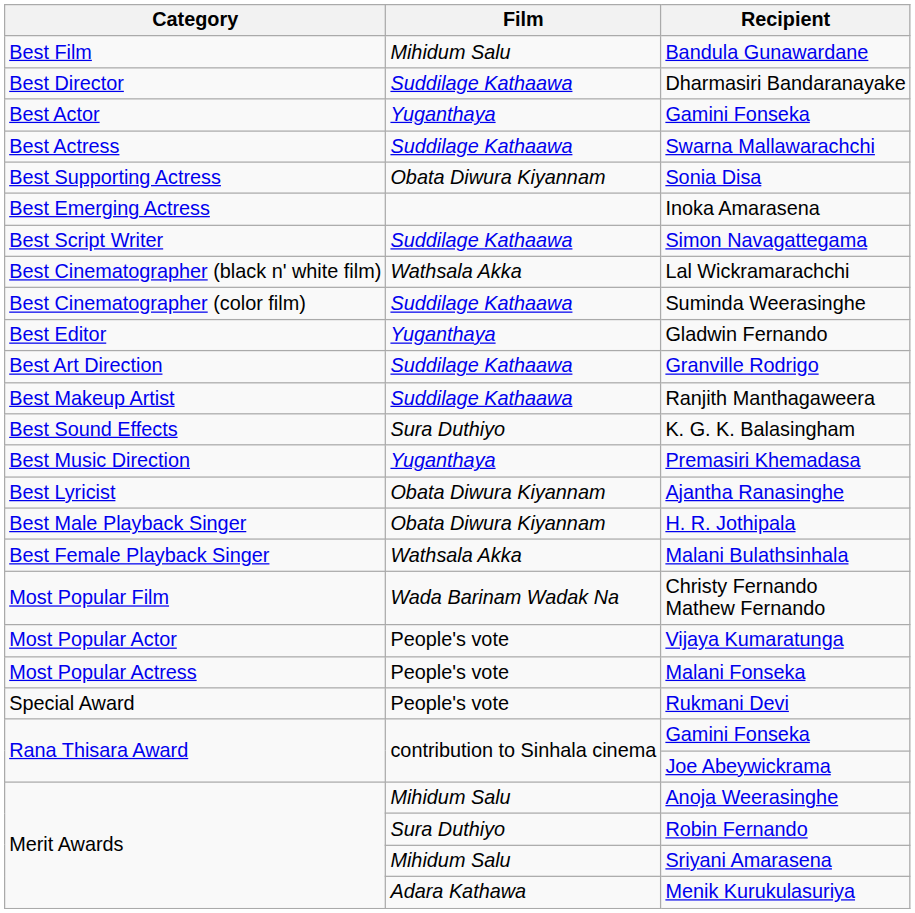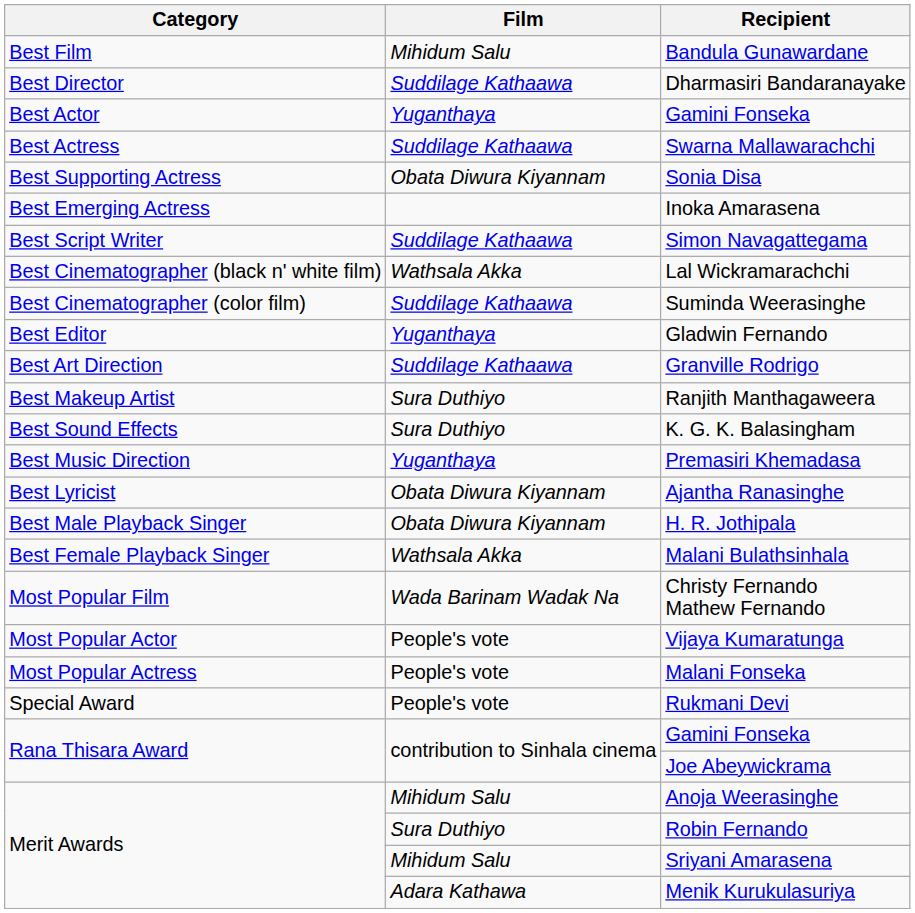(481, 397) Suddilage Kathaawa -> (448, 397) Sura Duthiyo
